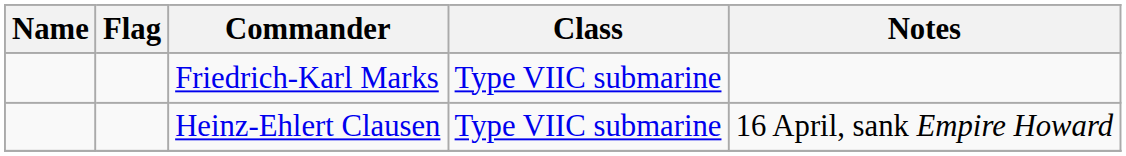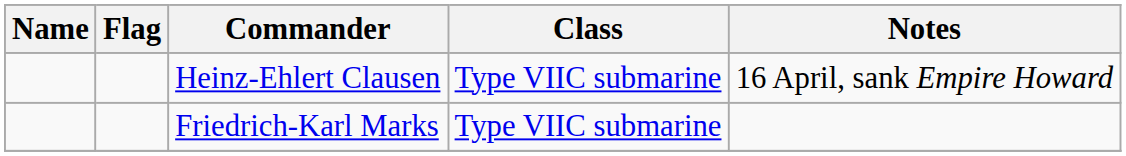rows swapped: (307, 77) <-> (308, 126)
